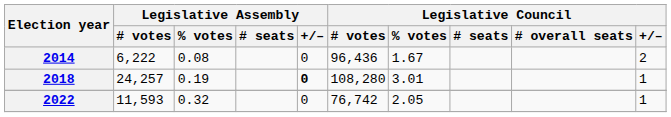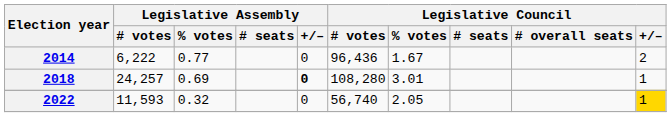(193, 58) 0.08 -> (193, 58) 0.77
(193, 79) 0.19 -> (193, 79) 0.69
(354, 101) 76,742 -> (354, 101) 56,740
(643, 101) no background -> (643, 101) gold background
